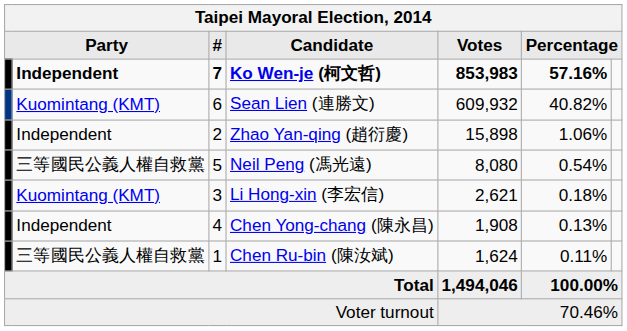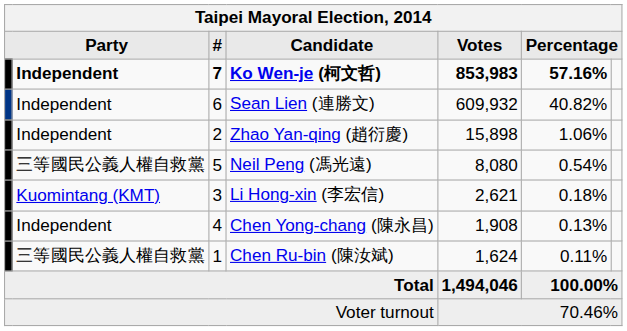(88, 104) Kuomintang (KMT) -> (64, 104) Independent
